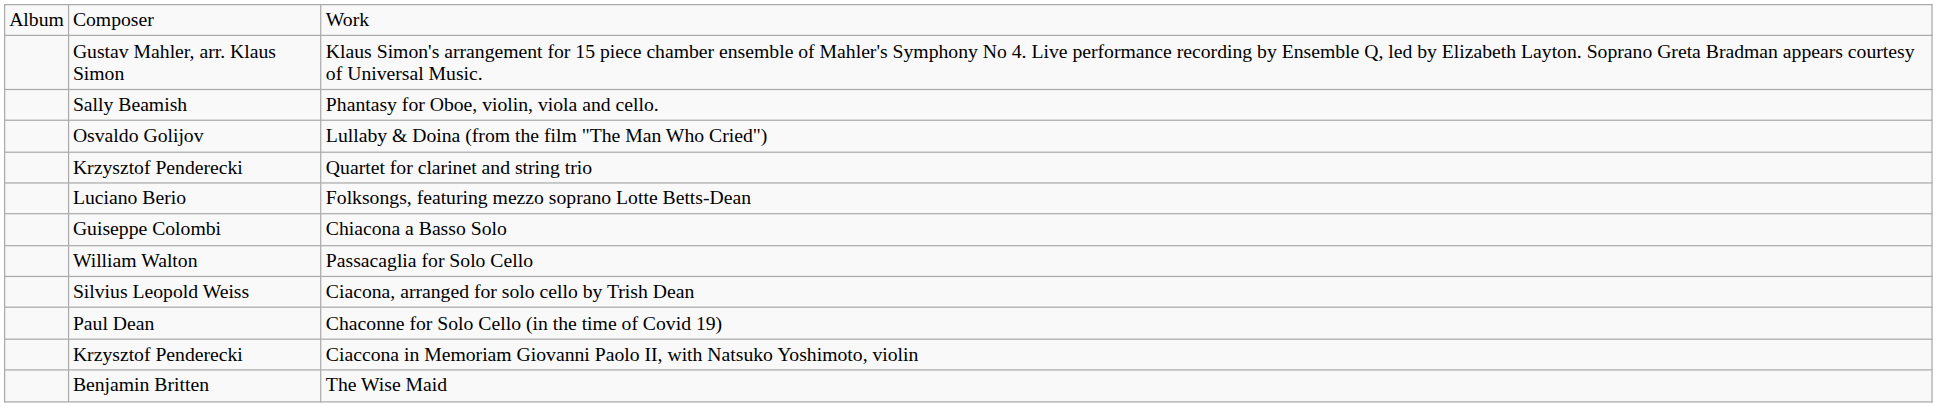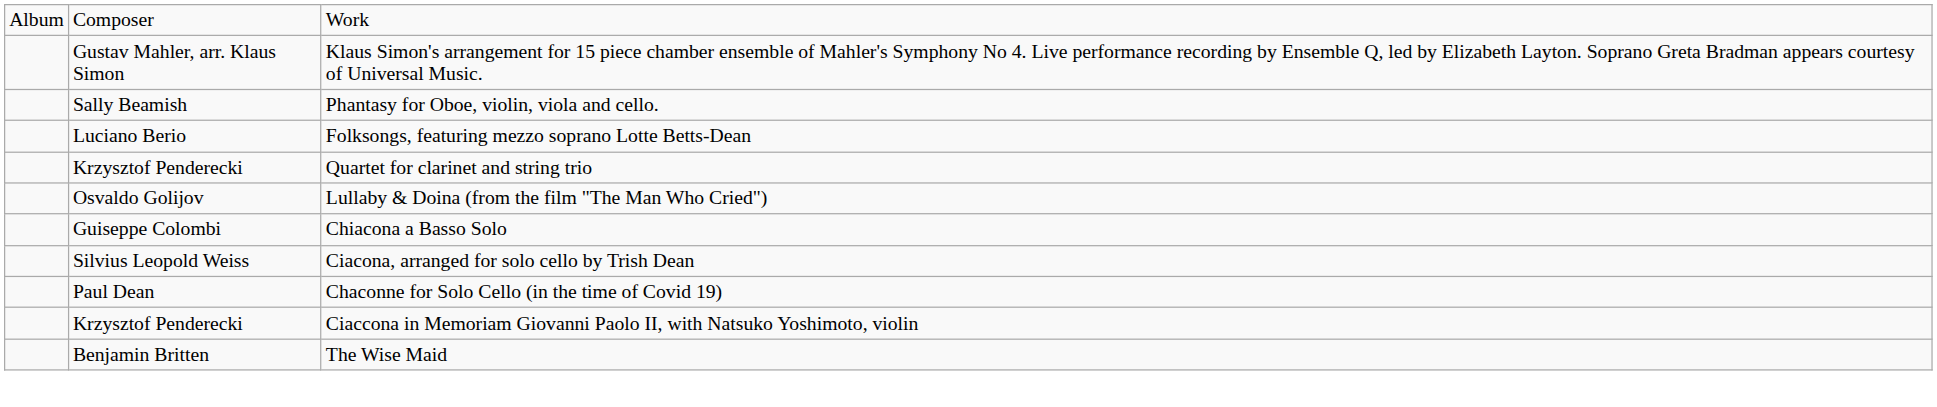rows swapped: (538, 198) <-> (547, 135)
- row: (429, 260)
